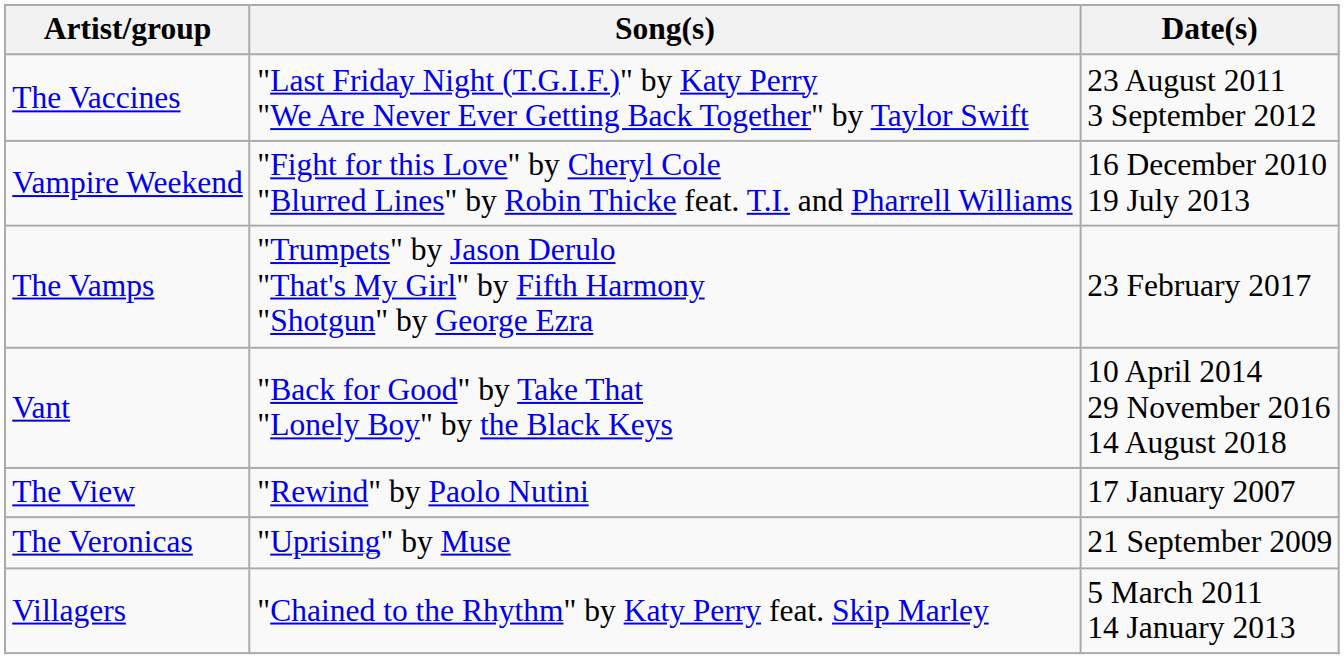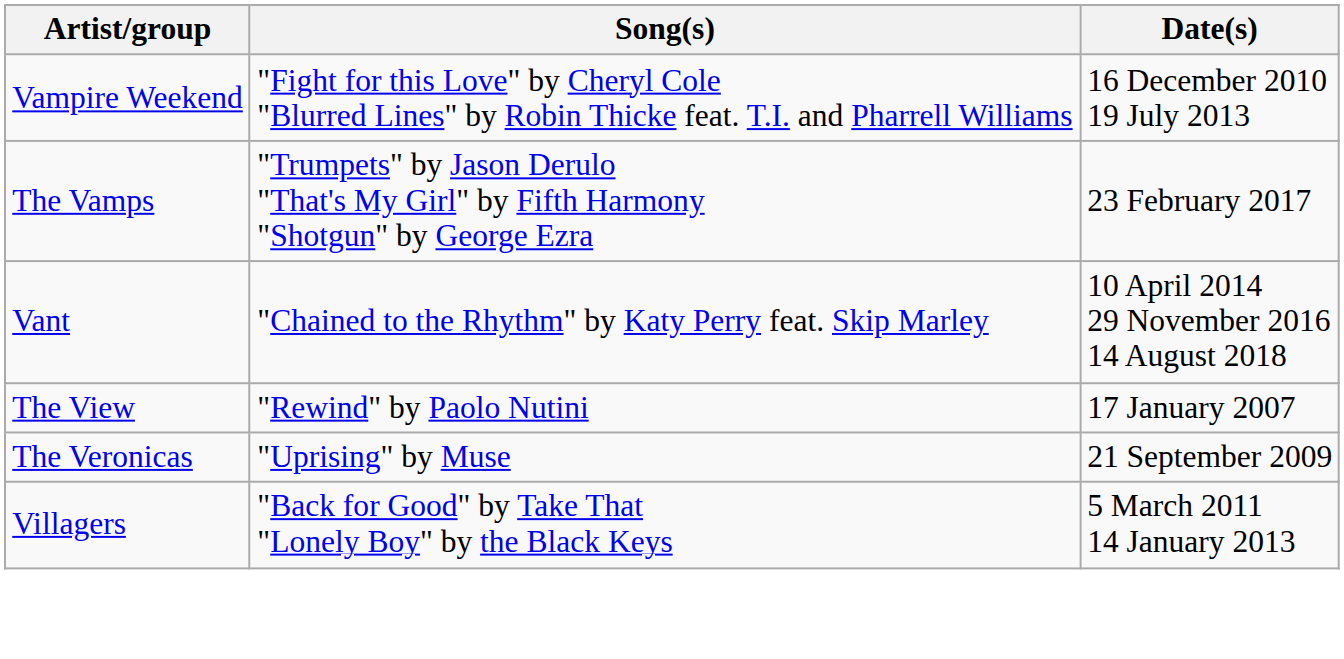- row: (96, 97)
(465, 406) "Back for Good" by Take That "Lonely Boy" by the Black Keys -> (623, 321) "Chained to the Rhythm" by Katy Perry feat. Skip Marley
(623, 609) "Chained to the Rhythm" by Katy Perry feat. Skip Marley -> (465, 524) "Back for Good" by Take That "Lonely Boy" by the Black Keys
